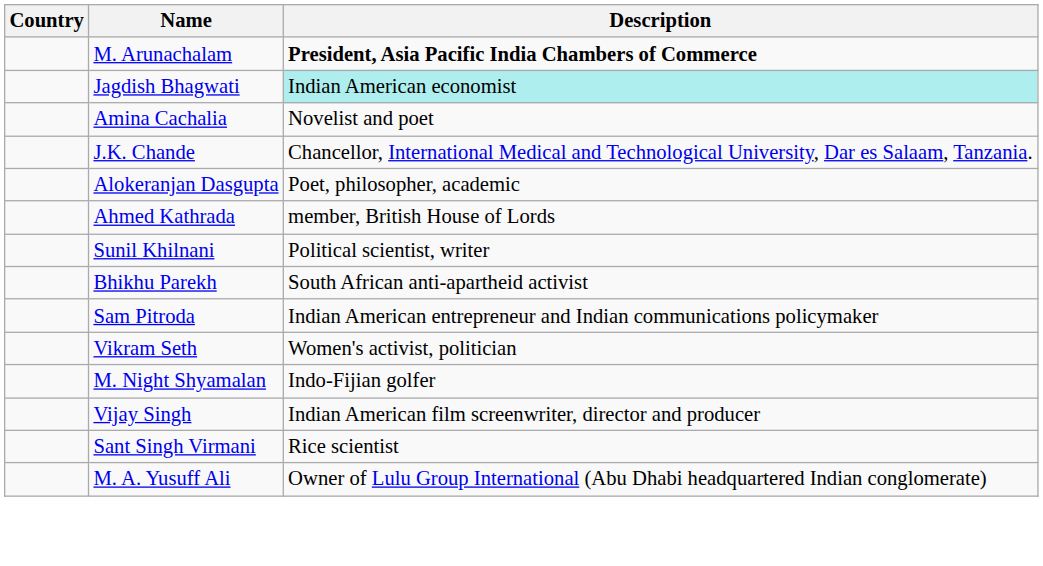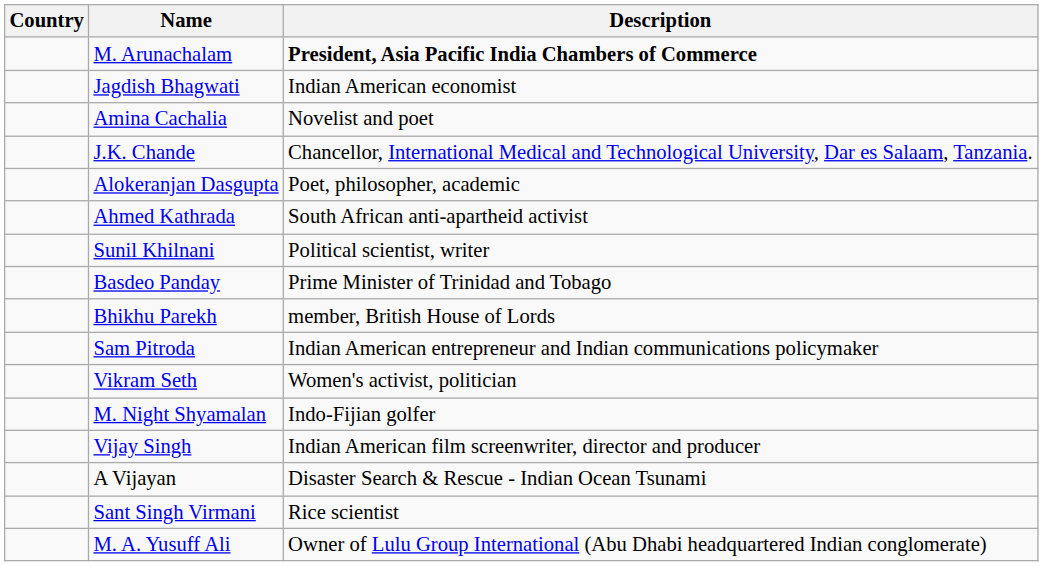(402, 86) paleturquoise background -> (402, 86) no background
(422, 217) member, British House of Lords -> (438, 217) South African anti-apartheid activist
+ row: (157, 282)
(438, 282) South African anti-apartheid activist -> (422, 315) member, British House of Lords
+ row: (135, 479)
